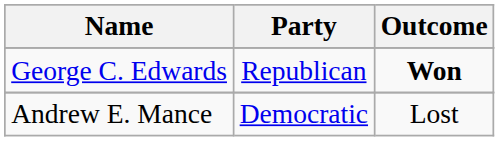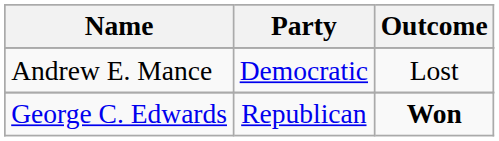rows swapped: (119, 69) <-> (112, 113)
